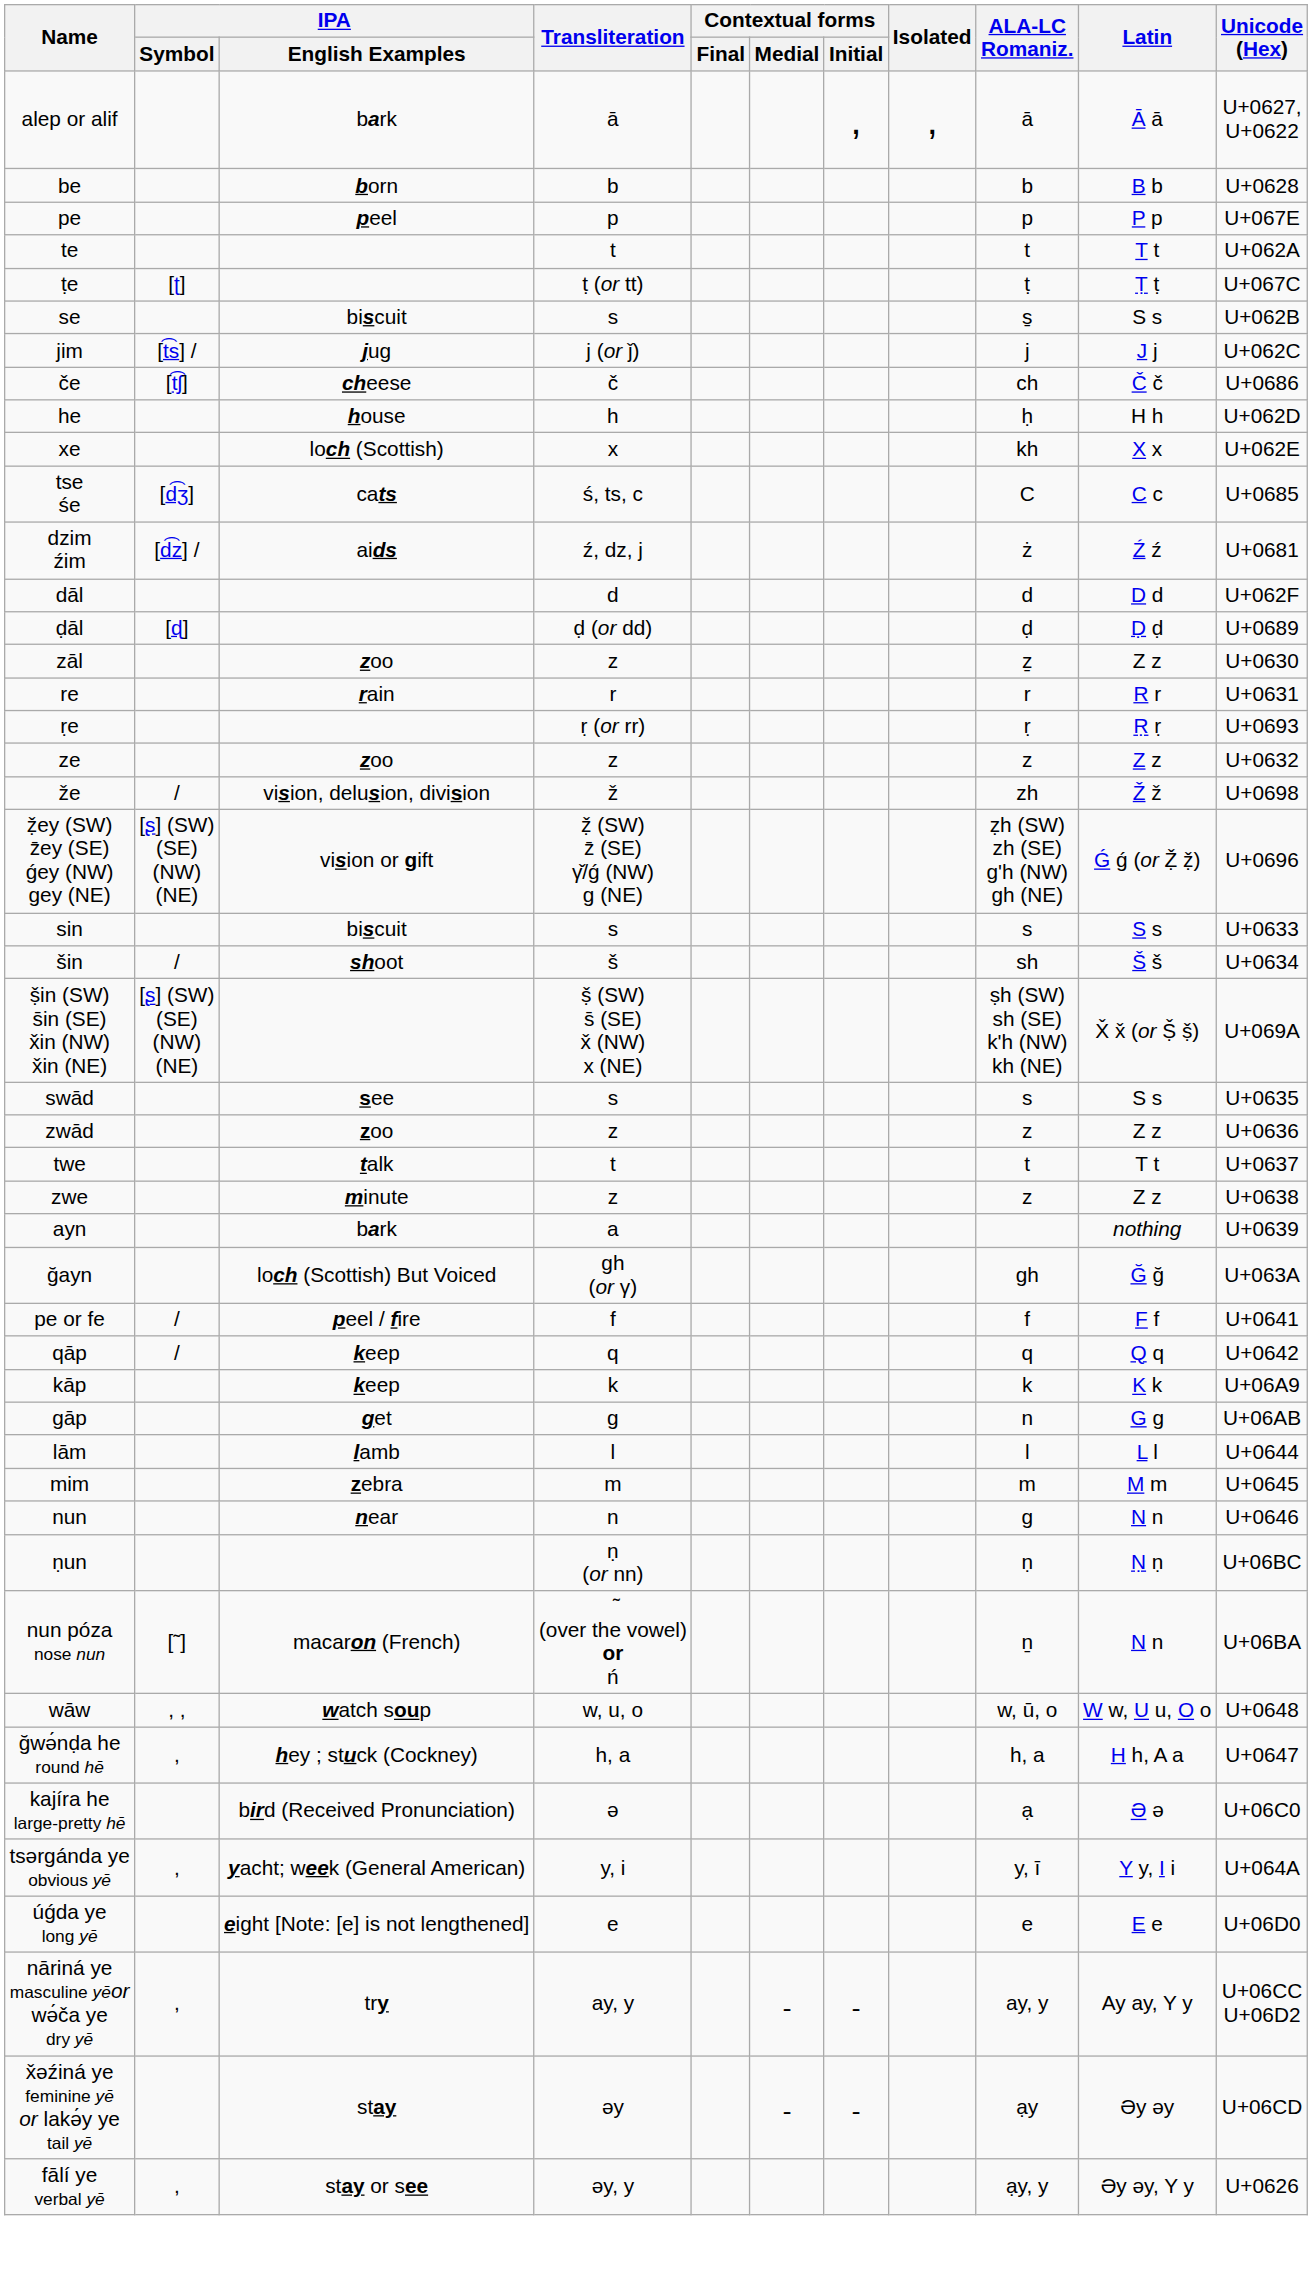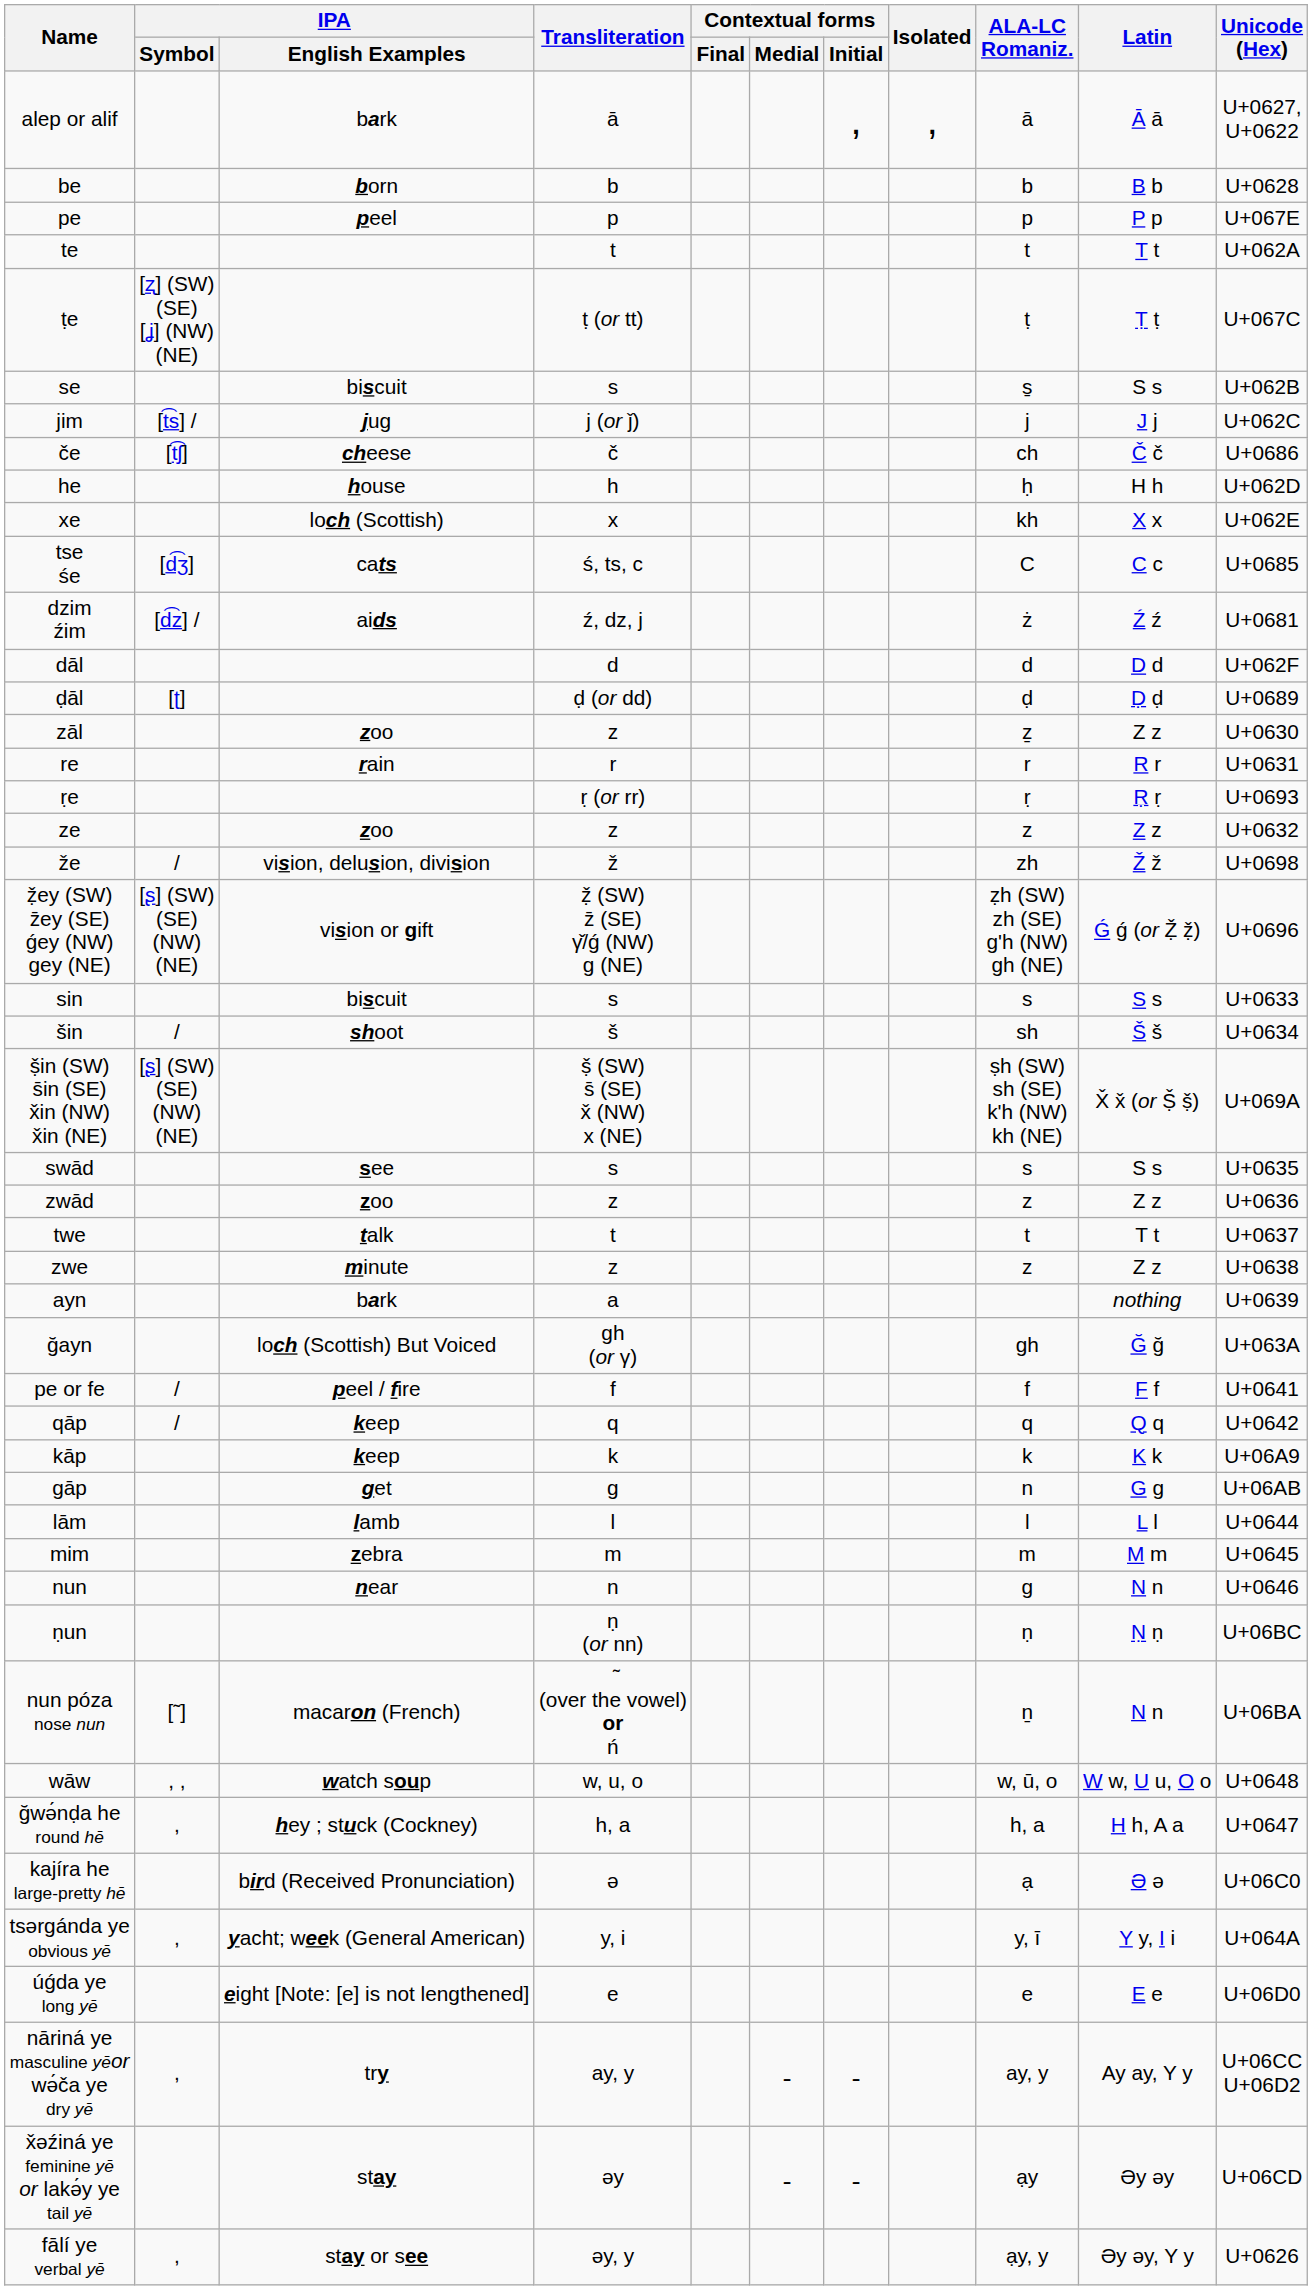(177, 284) [ʈ] -> (177, 319) [ʐ] (SW) (SE) [ʝ] (NW) (NE)
(177, 628) [ɖ] -> (177, 698) [ʈ]
